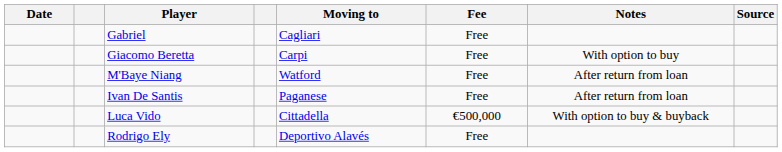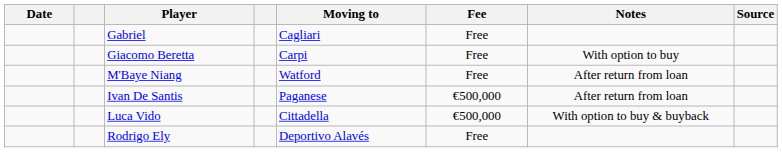(477, 95) Free -> (477, 95) €500,000
